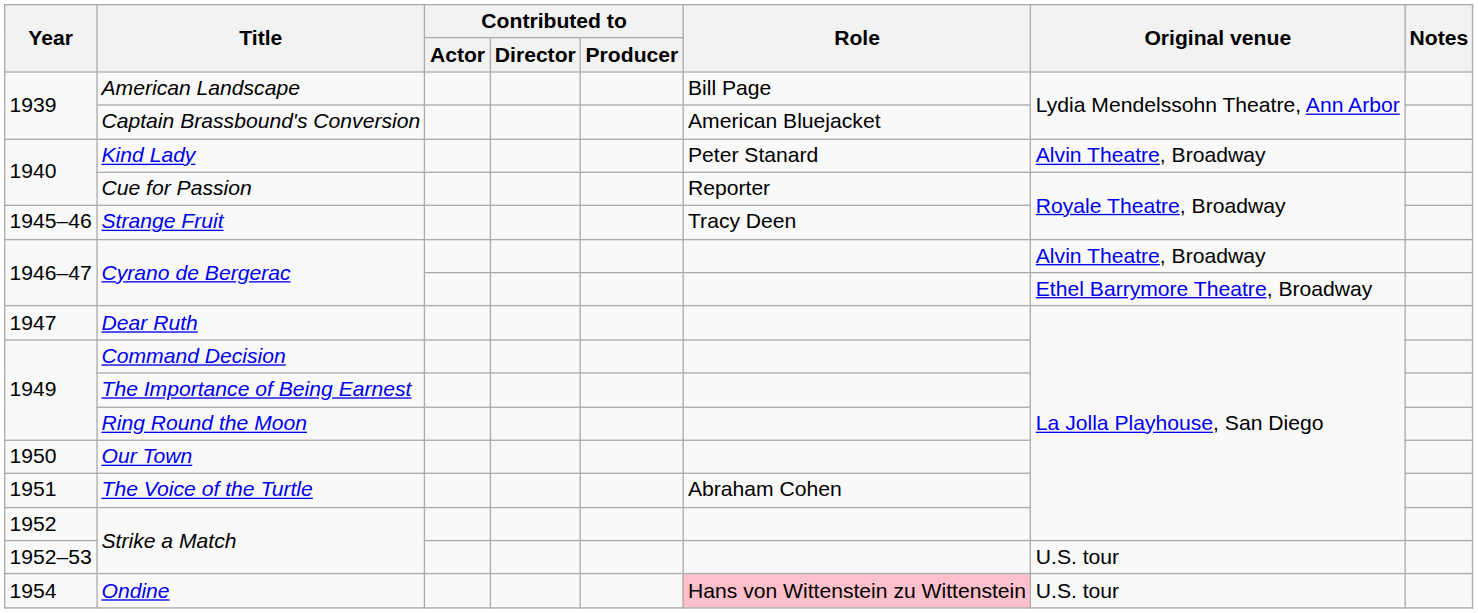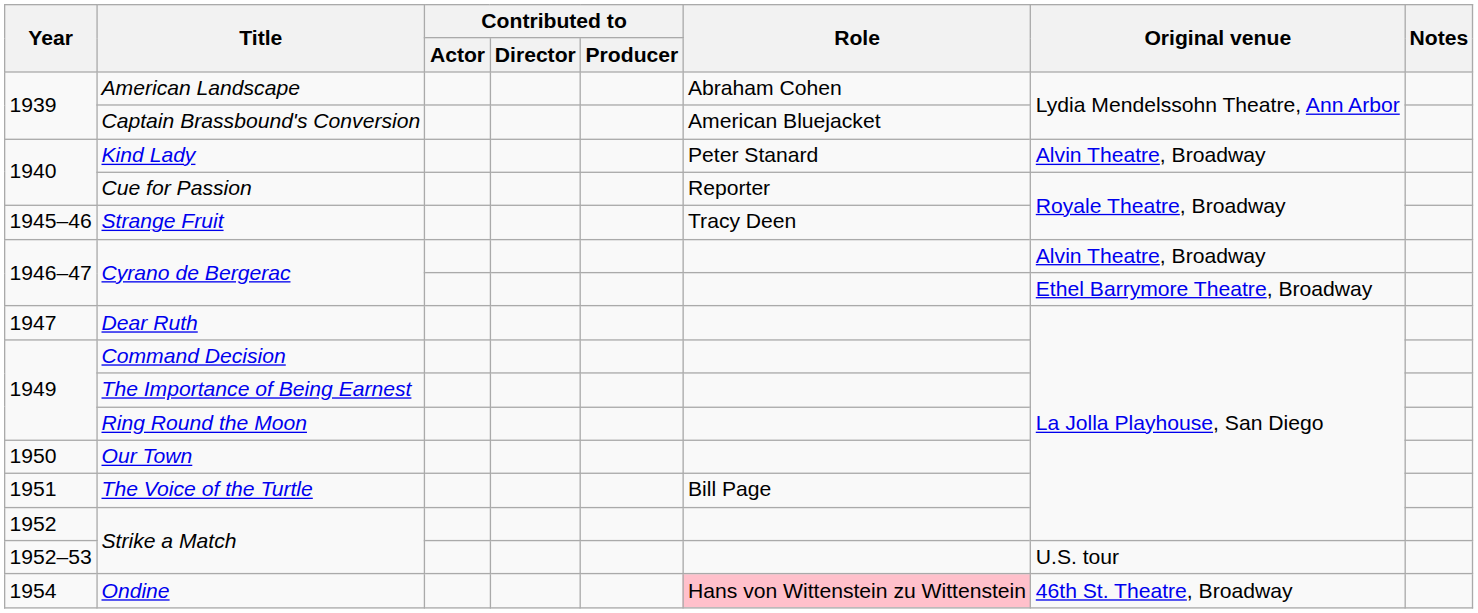(730, 88) Bill Page -> (765, 88) Abraham Cohen
(765, 490) Abraham Cohen -> (730, 490) Bill Page
(1077, 590) U.S. tour -> (1164, 590) 46th St. Theatre, Broadway
